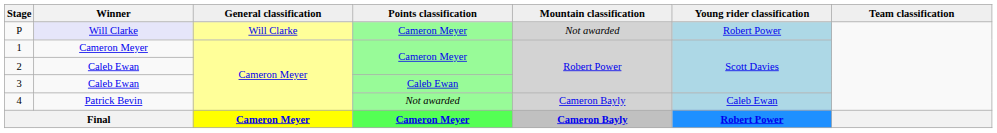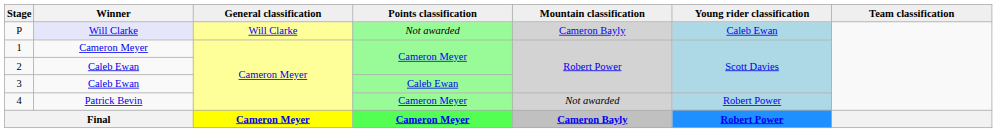(433, 31) Cameron Meyer -> (433, 31) Not awarded
(592, 31) Not awarded -> (592, 31) Cameron Bayly
(752, 31) Robert Power -> (752, 31) Caleb Ewan
(433, 101) Not awarded -> (433, 101) Cameron Meyer
(592, 101) Cameron Bayly -> (592, 101) Not awarded
(752, 101) Caleb Ewan -> (752, 101) Robert Power
